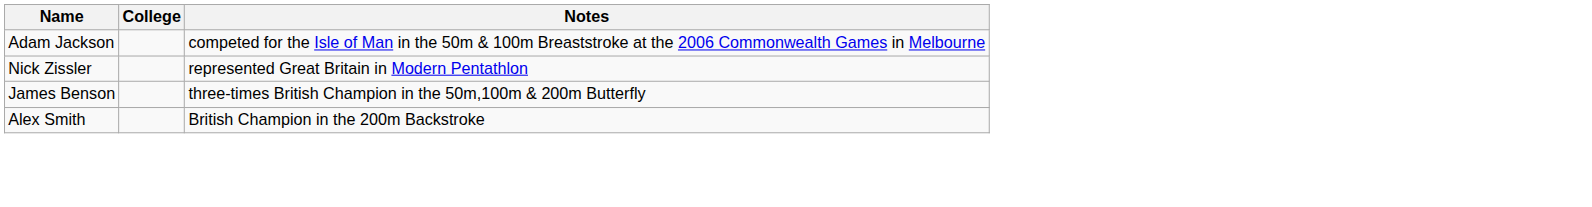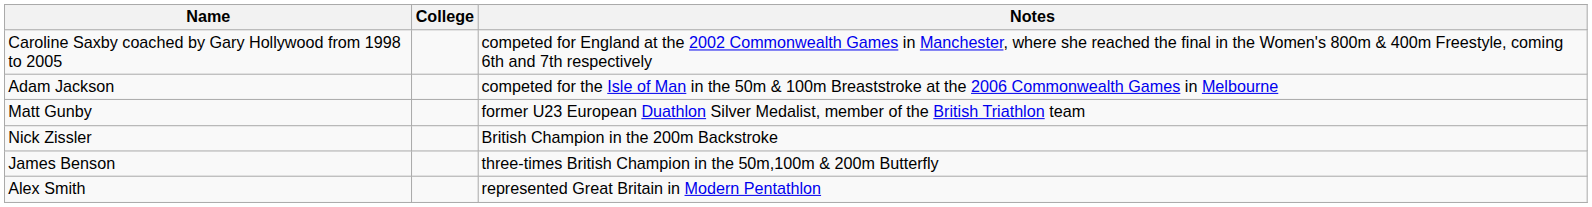+ row: (204, 52)
+ row: (50, 112)
(358, 68) represented Great Britain in Modern Pentathlon -> (630, 138) British Champion in the 200m Backstroke
(337, 119) British Champion in the 200m Backstroke -> (651, 189) represented Great Britain in Modern Pentathlon
